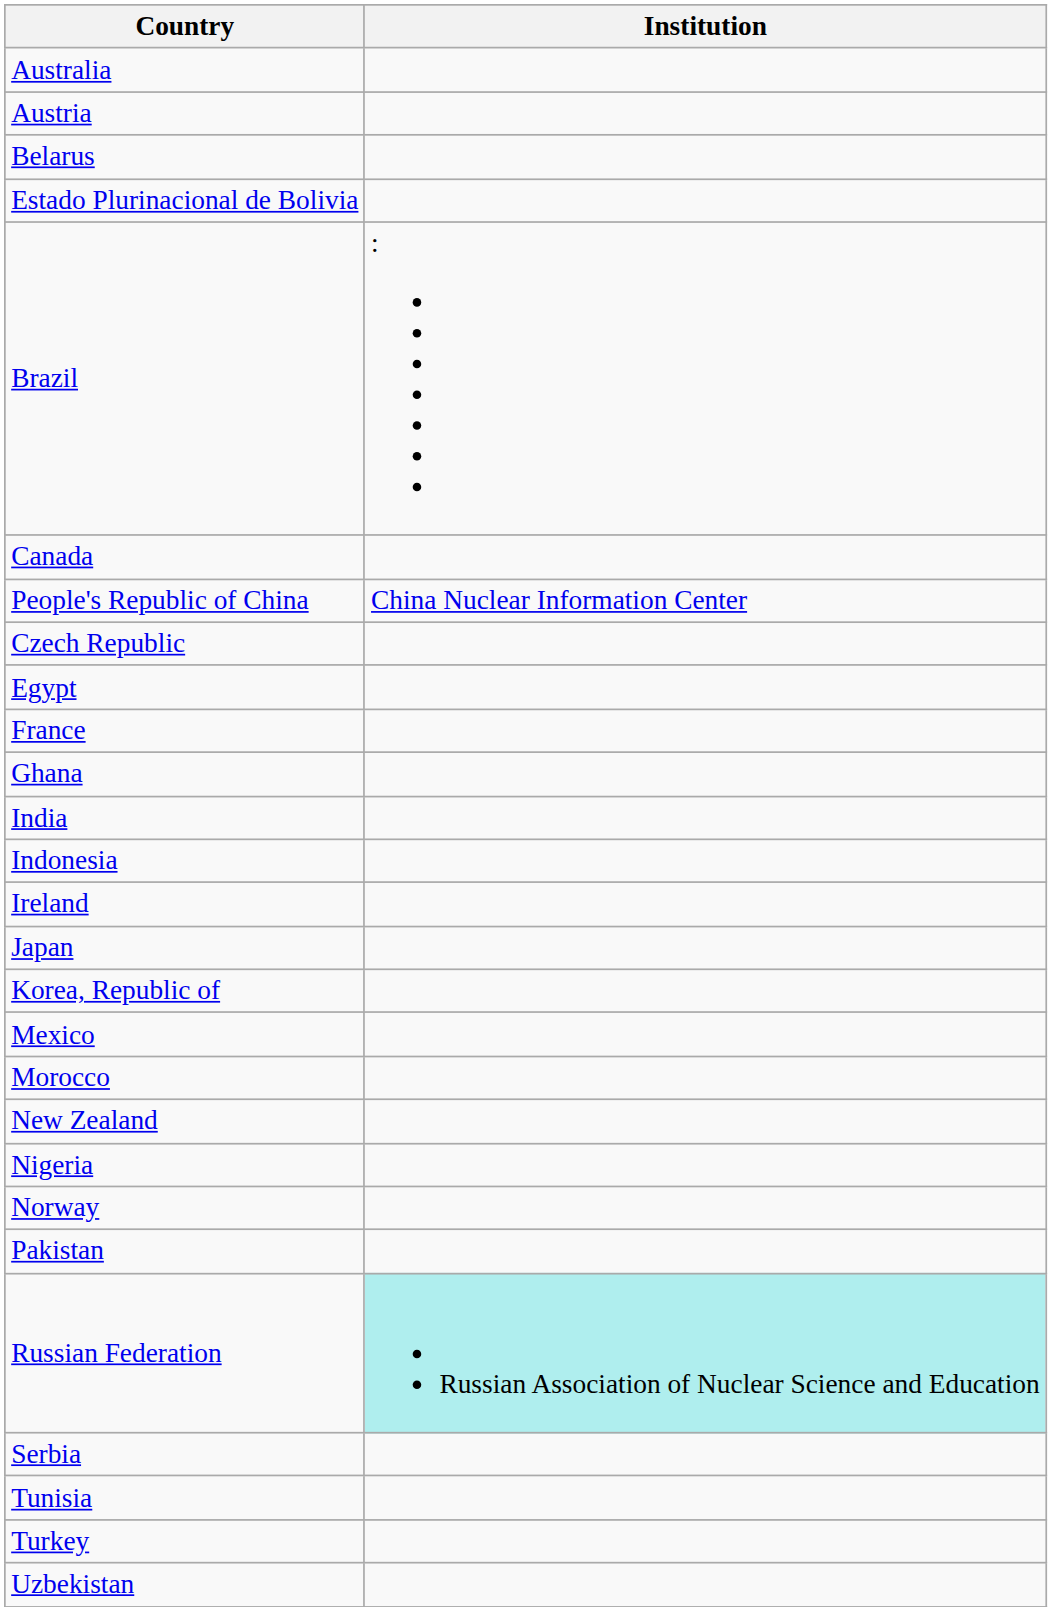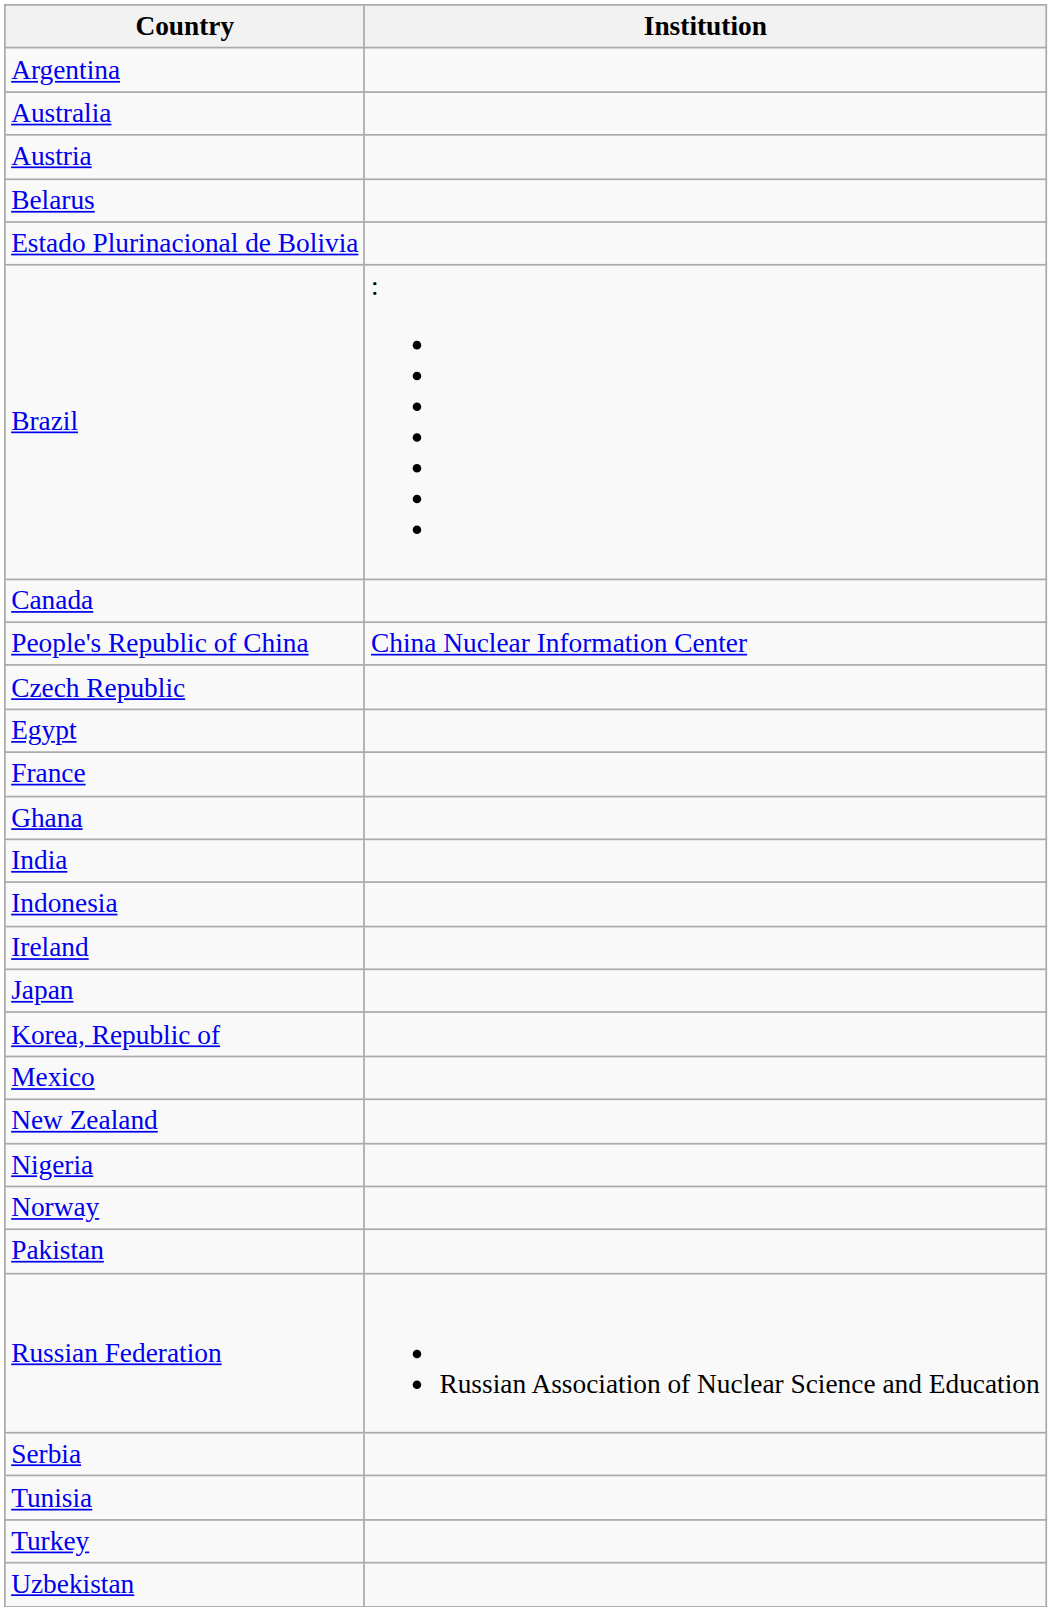+ row: (66, 69)
- row: (61, 1077)
(705, 1368) paleturquoise background -> (705, 1368) no background
